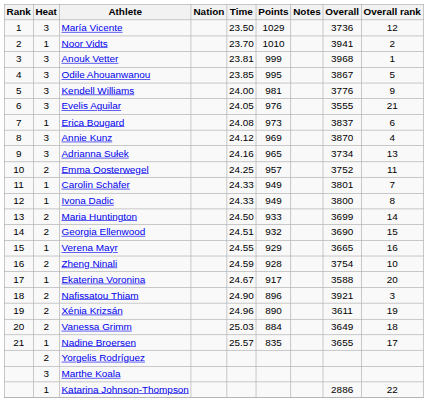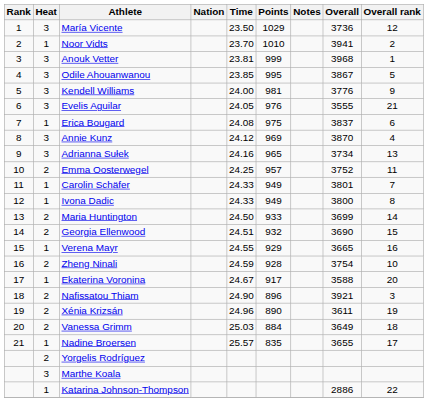(273, 122) 973 -> (273, 122) 975
